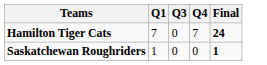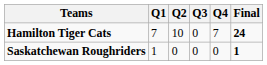+ column: (179, 13)
